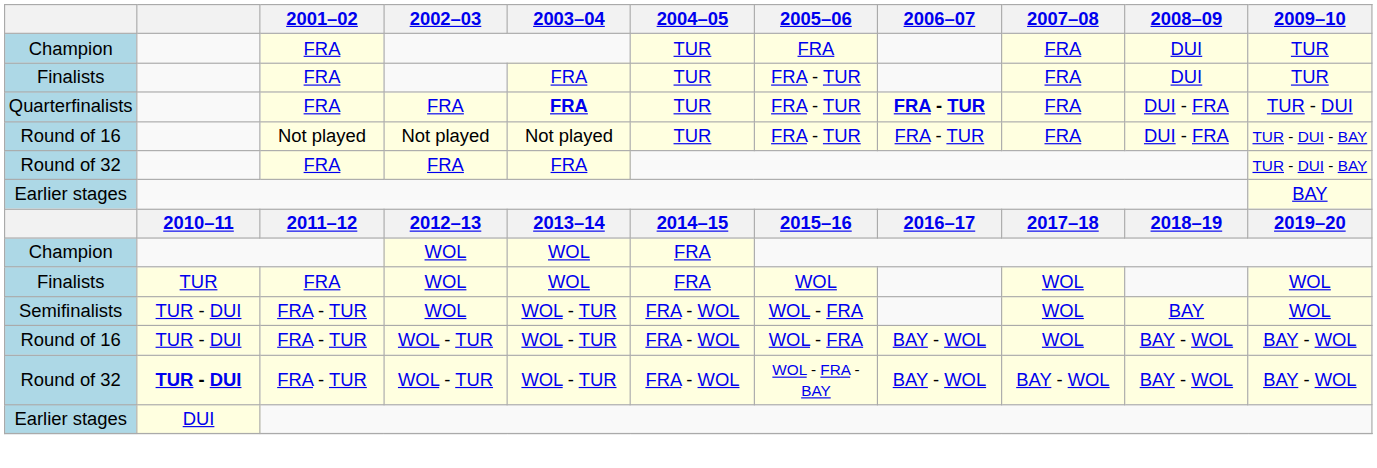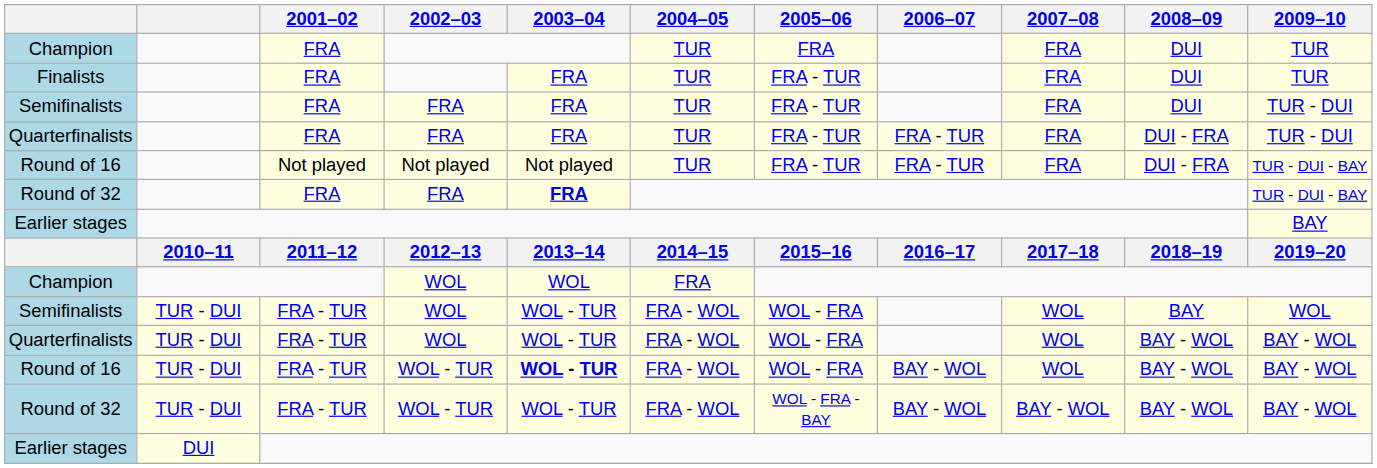+ row: (71, 106)
(569, 106) bold -> (569, 135) normal
(939, 106) bold -> (939, 135) normal
(569, 164) normal -> (569, 194) bold
- row: (71, 281)
+ row: (71, 340)
(569, 340) normal -> (569, 369) bold
(199, 379) bold -> (199, 408) normal
